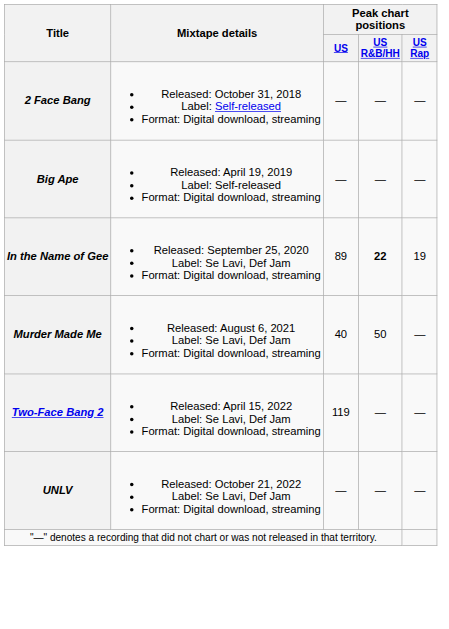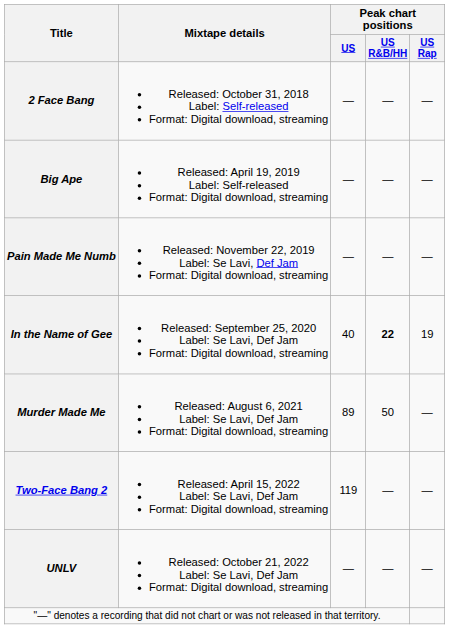+ row: (61, 256)
(341, 256) 89 -> (348, 334) 40
(341, 334) 40 -> (348, 412) 89
